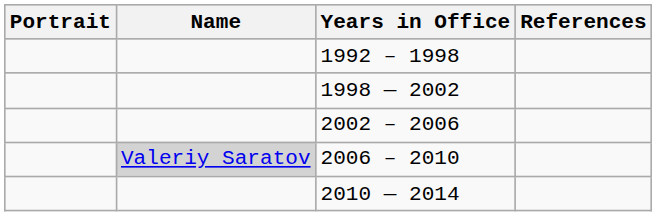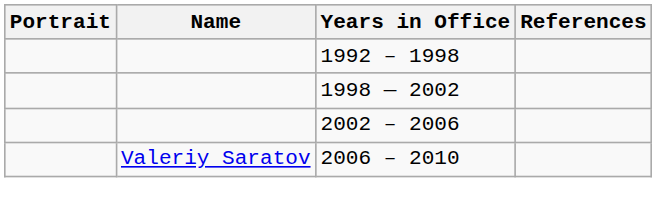(216, 159) lightgrey background -> (216, 159) no background
- row: (390, 194)
